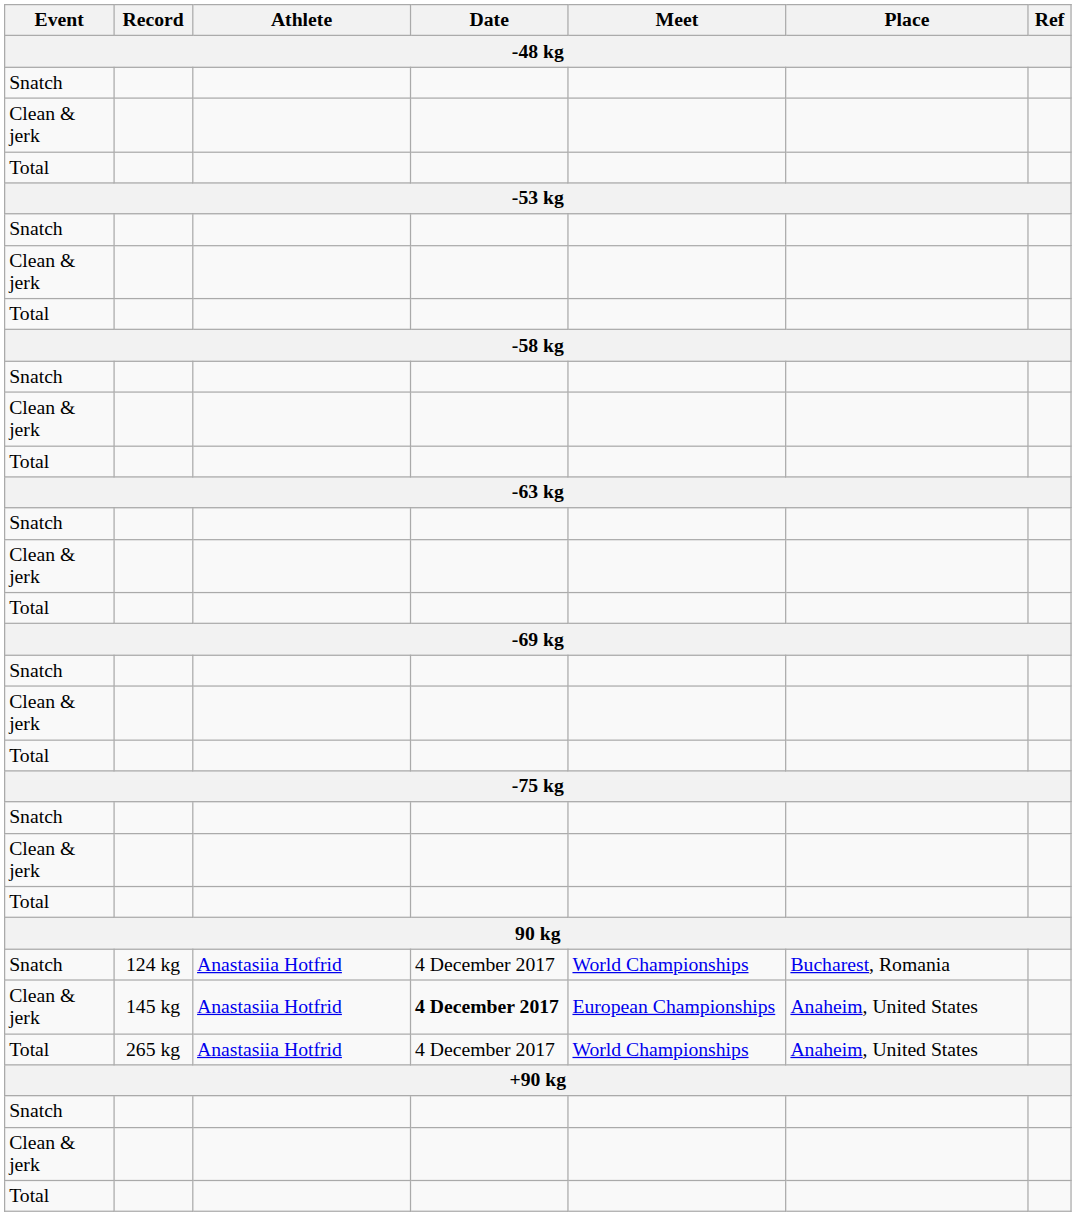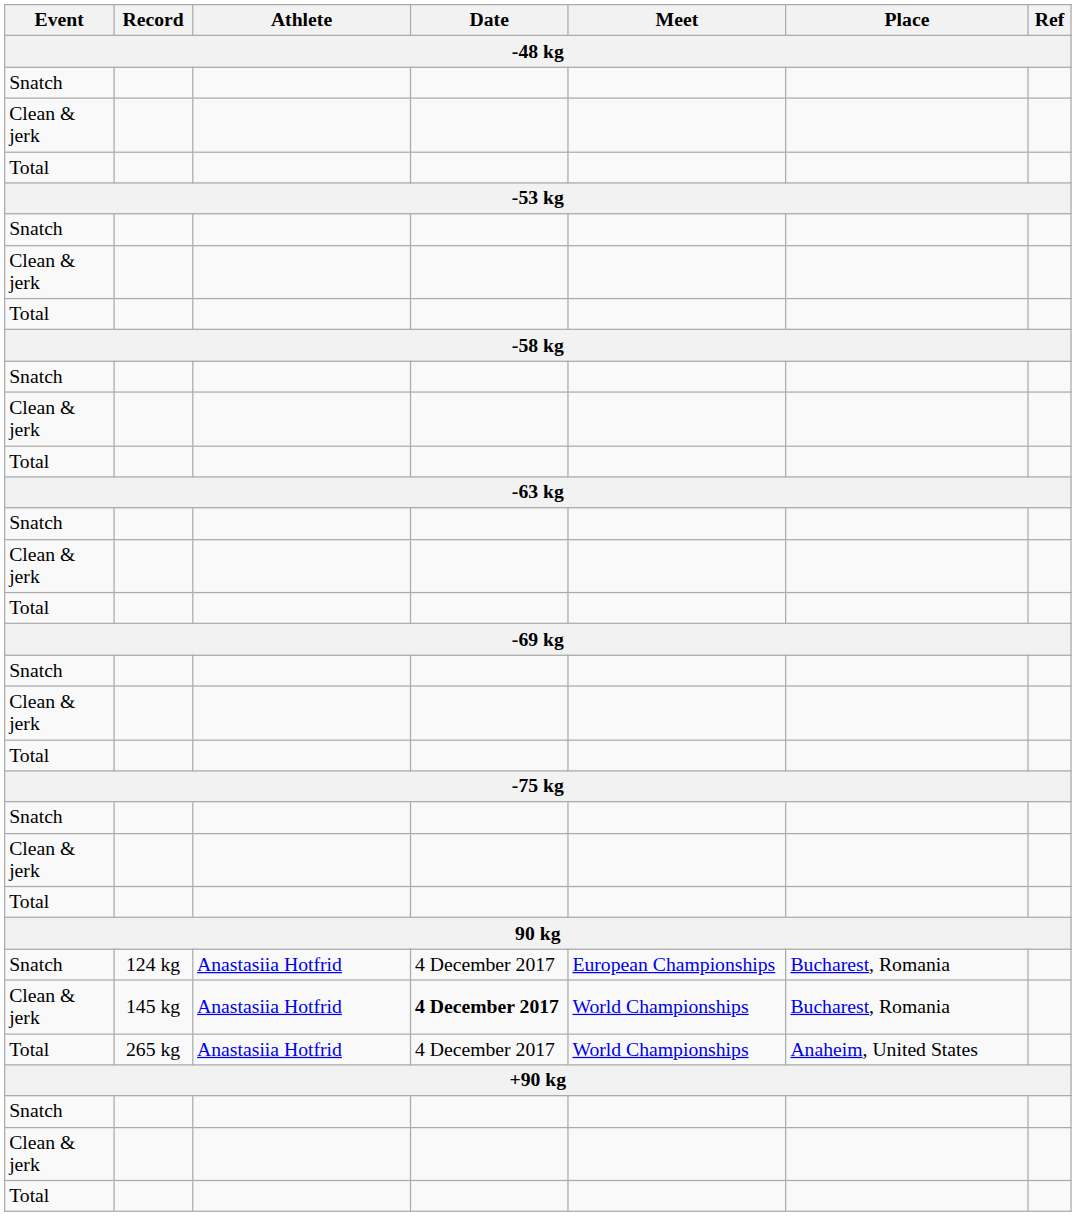(660, 964) World Championships -> (674, 964) European Championships
(674, 1006) European Championships -> (660, 1006) World Championships
(884, 1006) Anaheim, United States -> (870, 1006) Bucharest, Romania
